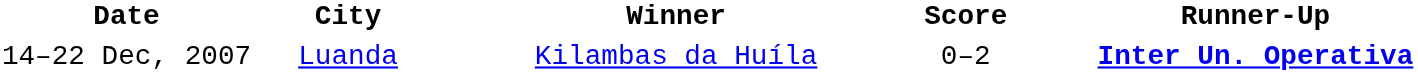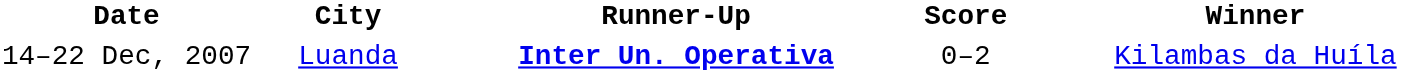columns swapped: (676, 16) <-> (1255, 16)
